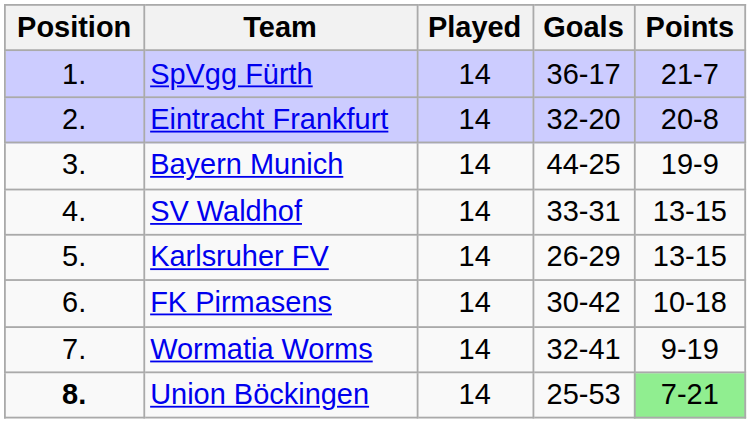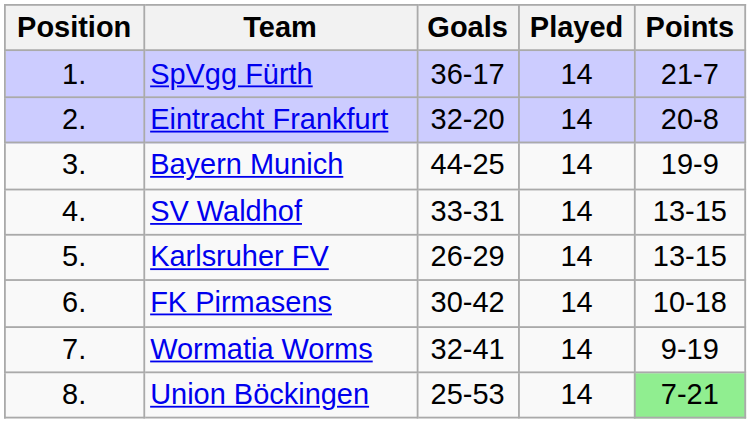columns swapped: (475, 27) <-> (584, 27)
(74, 394) bold -> (74, 394) normal
